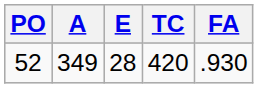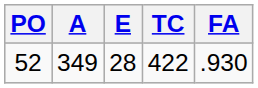(168, 62) 420 -> (168, 62) 422
